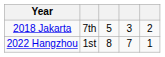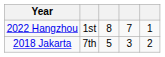rows swapped: (42, 28) <-> (42, 44)
